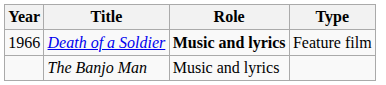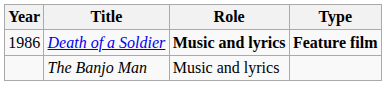(24, 42) 1966 -> (24, 42) 1986
(332, 42) normal -> (335, 42) bold
